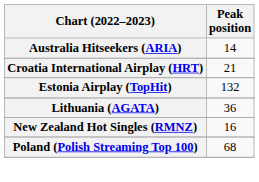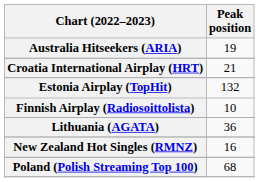(230, 48) 14 -> (230, 48) 19
+ row: (105, 107)
